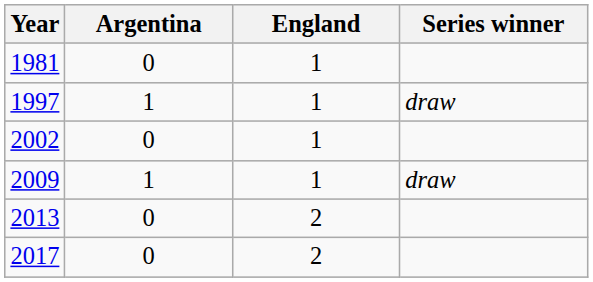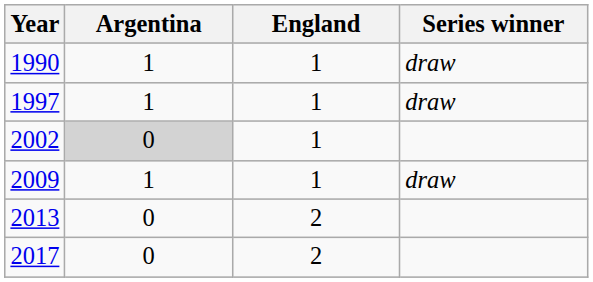- row: (35, 62)
+ row: (35, 62)
(149, 140) no background -> (149, 140) lightgrey background
